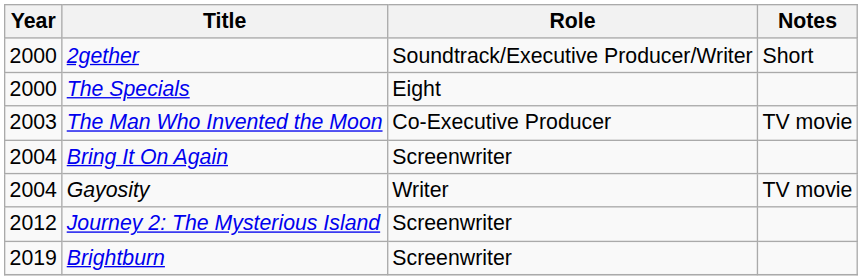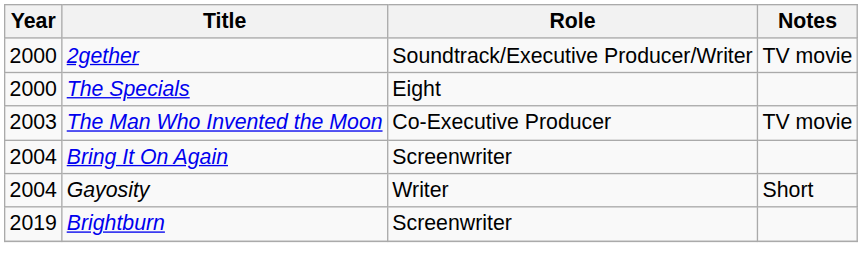(788, 55) Short -> (807, 55) TV movie
(807, 190) TV movie -> (788, 190) Short
- row: (223, 223)
